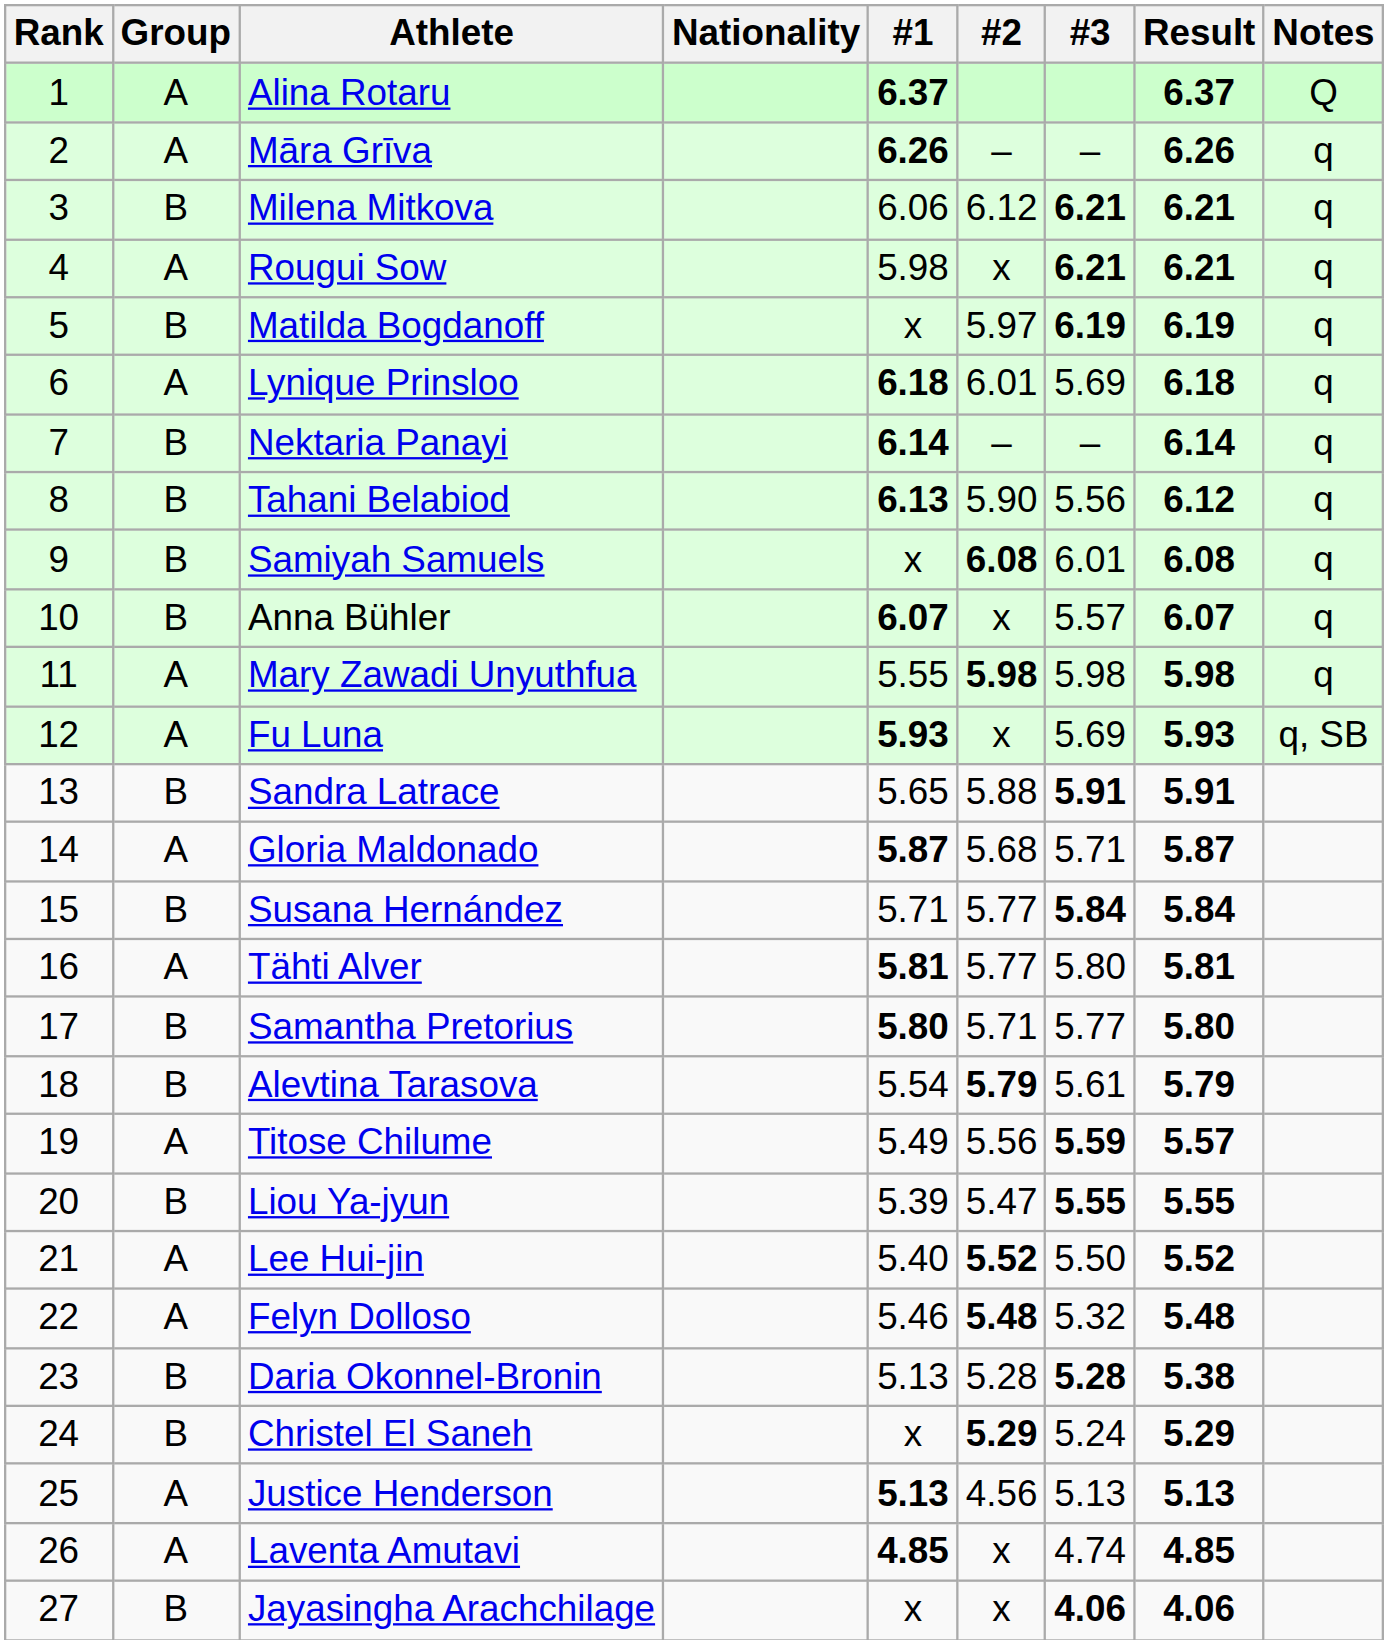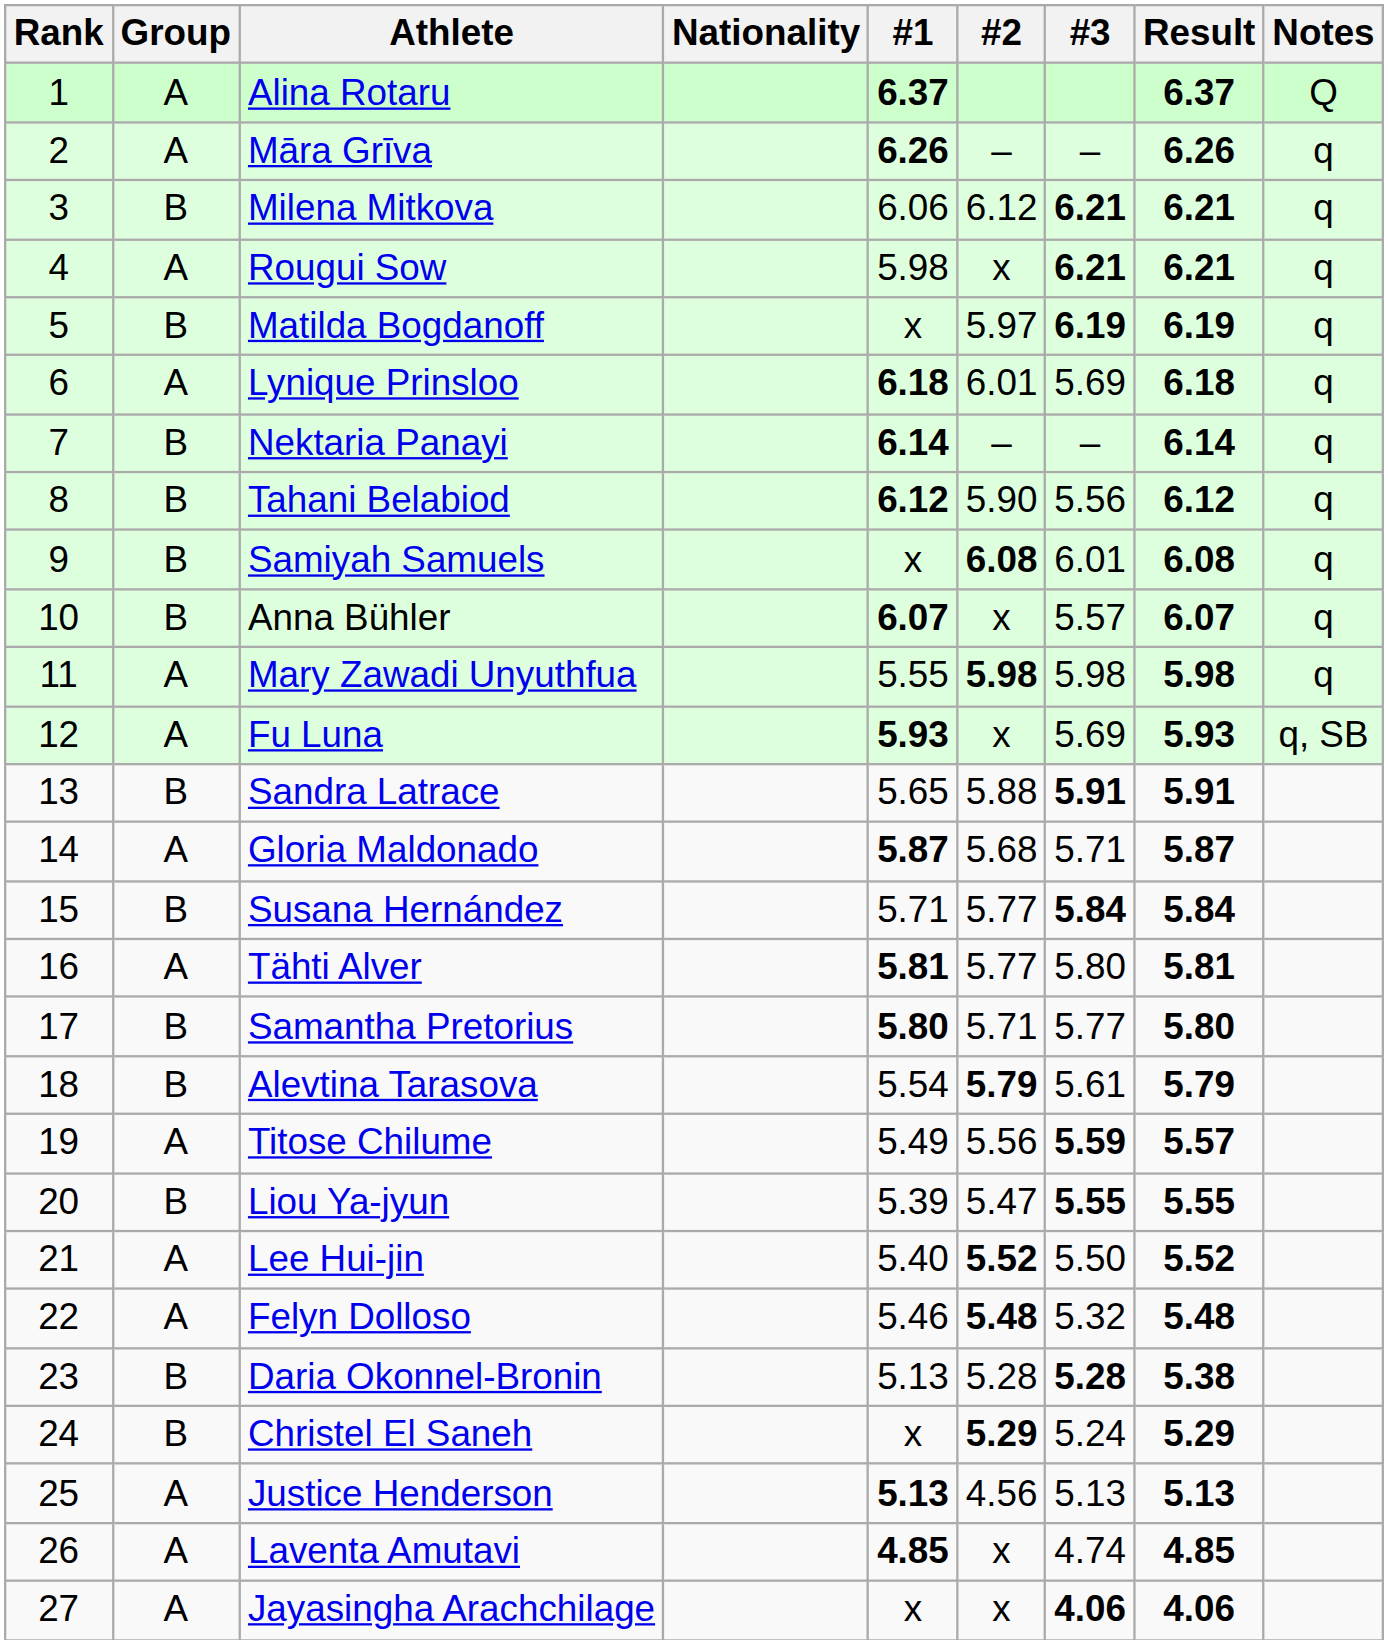(913, 500) 6.13 -> (913, 500) 6.12
(176, 1609) B -> (176, 1609) A
